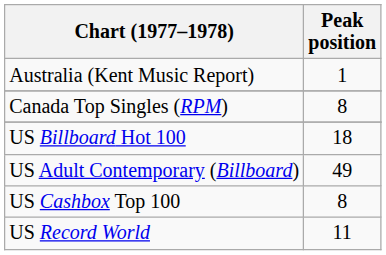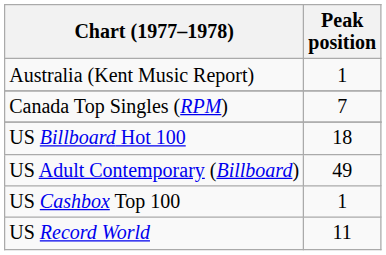(342, 106) 8 -> (342, 106) 7
(342, 201) 8 -> (342, 201) 1
